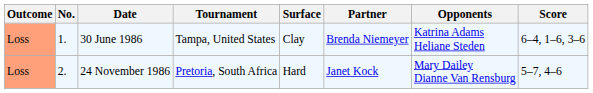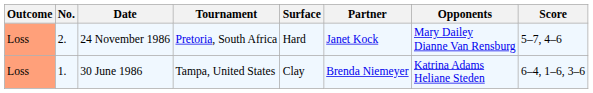rows swapped: (111, 39) <-> (125, 71)
